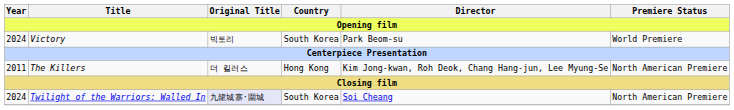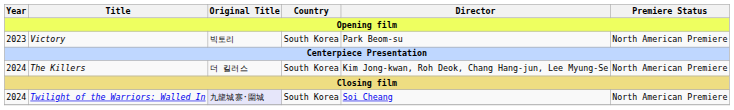(16, 39) 2024 -> (16, 39) 2023
(647, 39) World Premiere -> (670, 39) North American Premiere
(16, 68) 2011 -> (16, 68) 2024
(306, 68) Hong Kong -> (311, 68) South Korea
